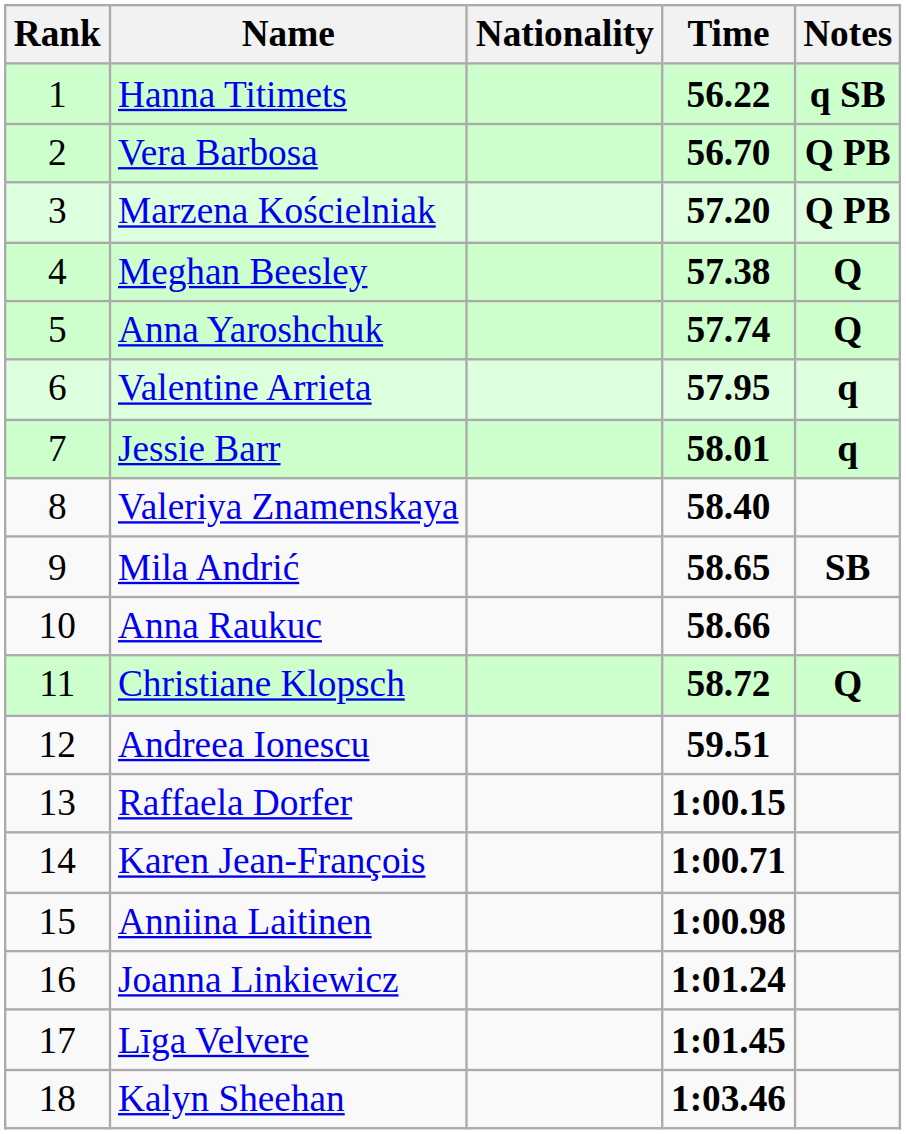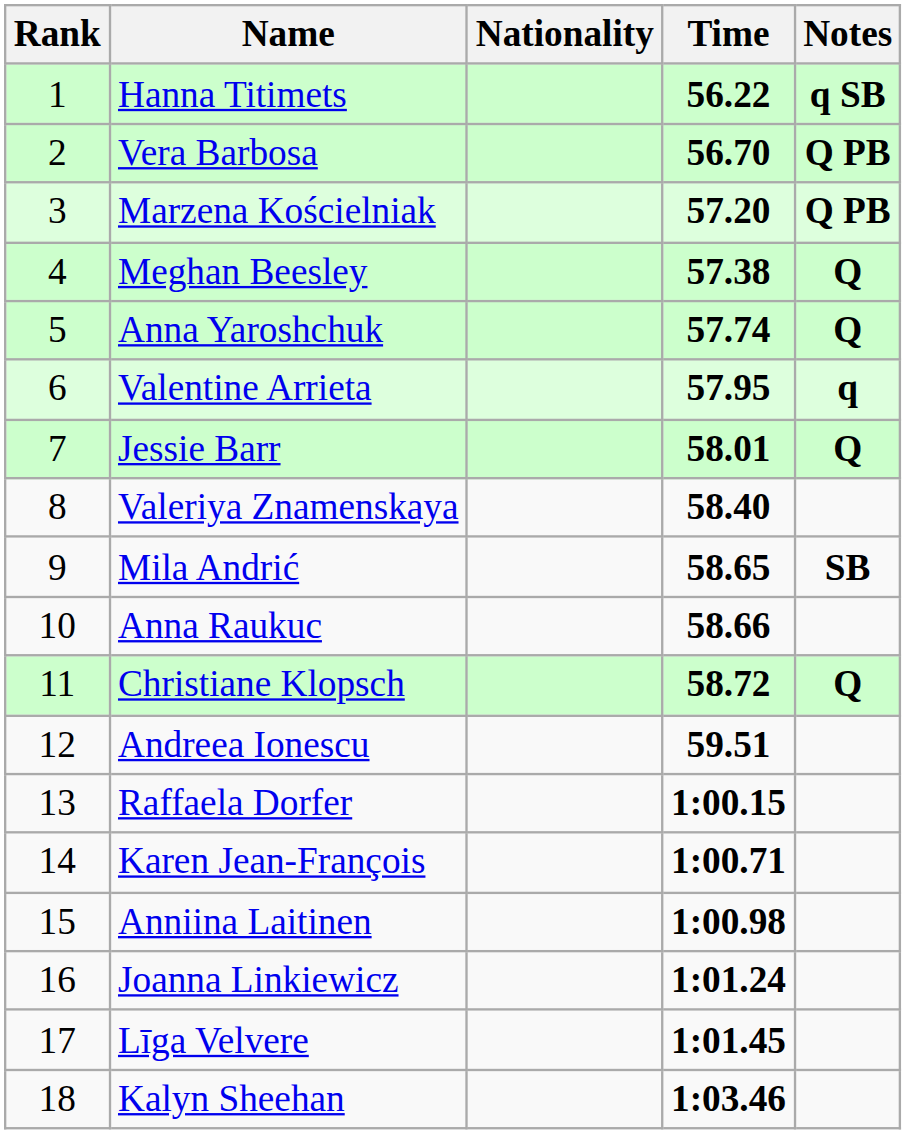(848, 447) q -> (848, 447) Q
